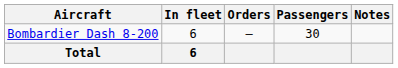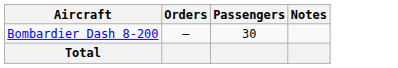- column: (193, 14)
